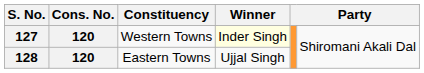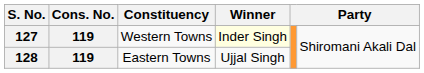(83, 36) 120 -> (83, 36) 119
(83, 57) 120 -> (83, 57) 119
